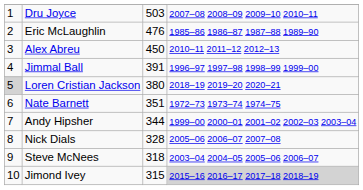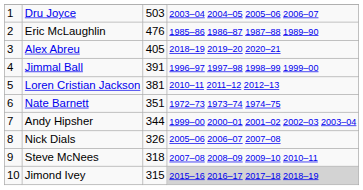(244, 13) 2007–08 2008–09 2009–10 2010–11 -> (244, 13) 2003–04 2004–05 2005–06 2006–07
(155, 49) 450 -> (155, 49) 405
(224, 49) 2010–11 2011–12 2012–13 -> (225, 49) 2018–19 2019–20 2020–21
(10, 85) lightgrey background -> (10, 85) no background
(155, 85) 380 -> (155, 85) 381
(225, 85) 2018–19 2019–20 2020–21 -> (224, 85) 2010–11 2011–12 2012–13
(155, 139) 328 -> (155, 139) 326
(244, 157) 2003–04 2004–05 2005–06 2006–07 -> (244, 157) 2007–08 2008–09 2009–10 2010–11
